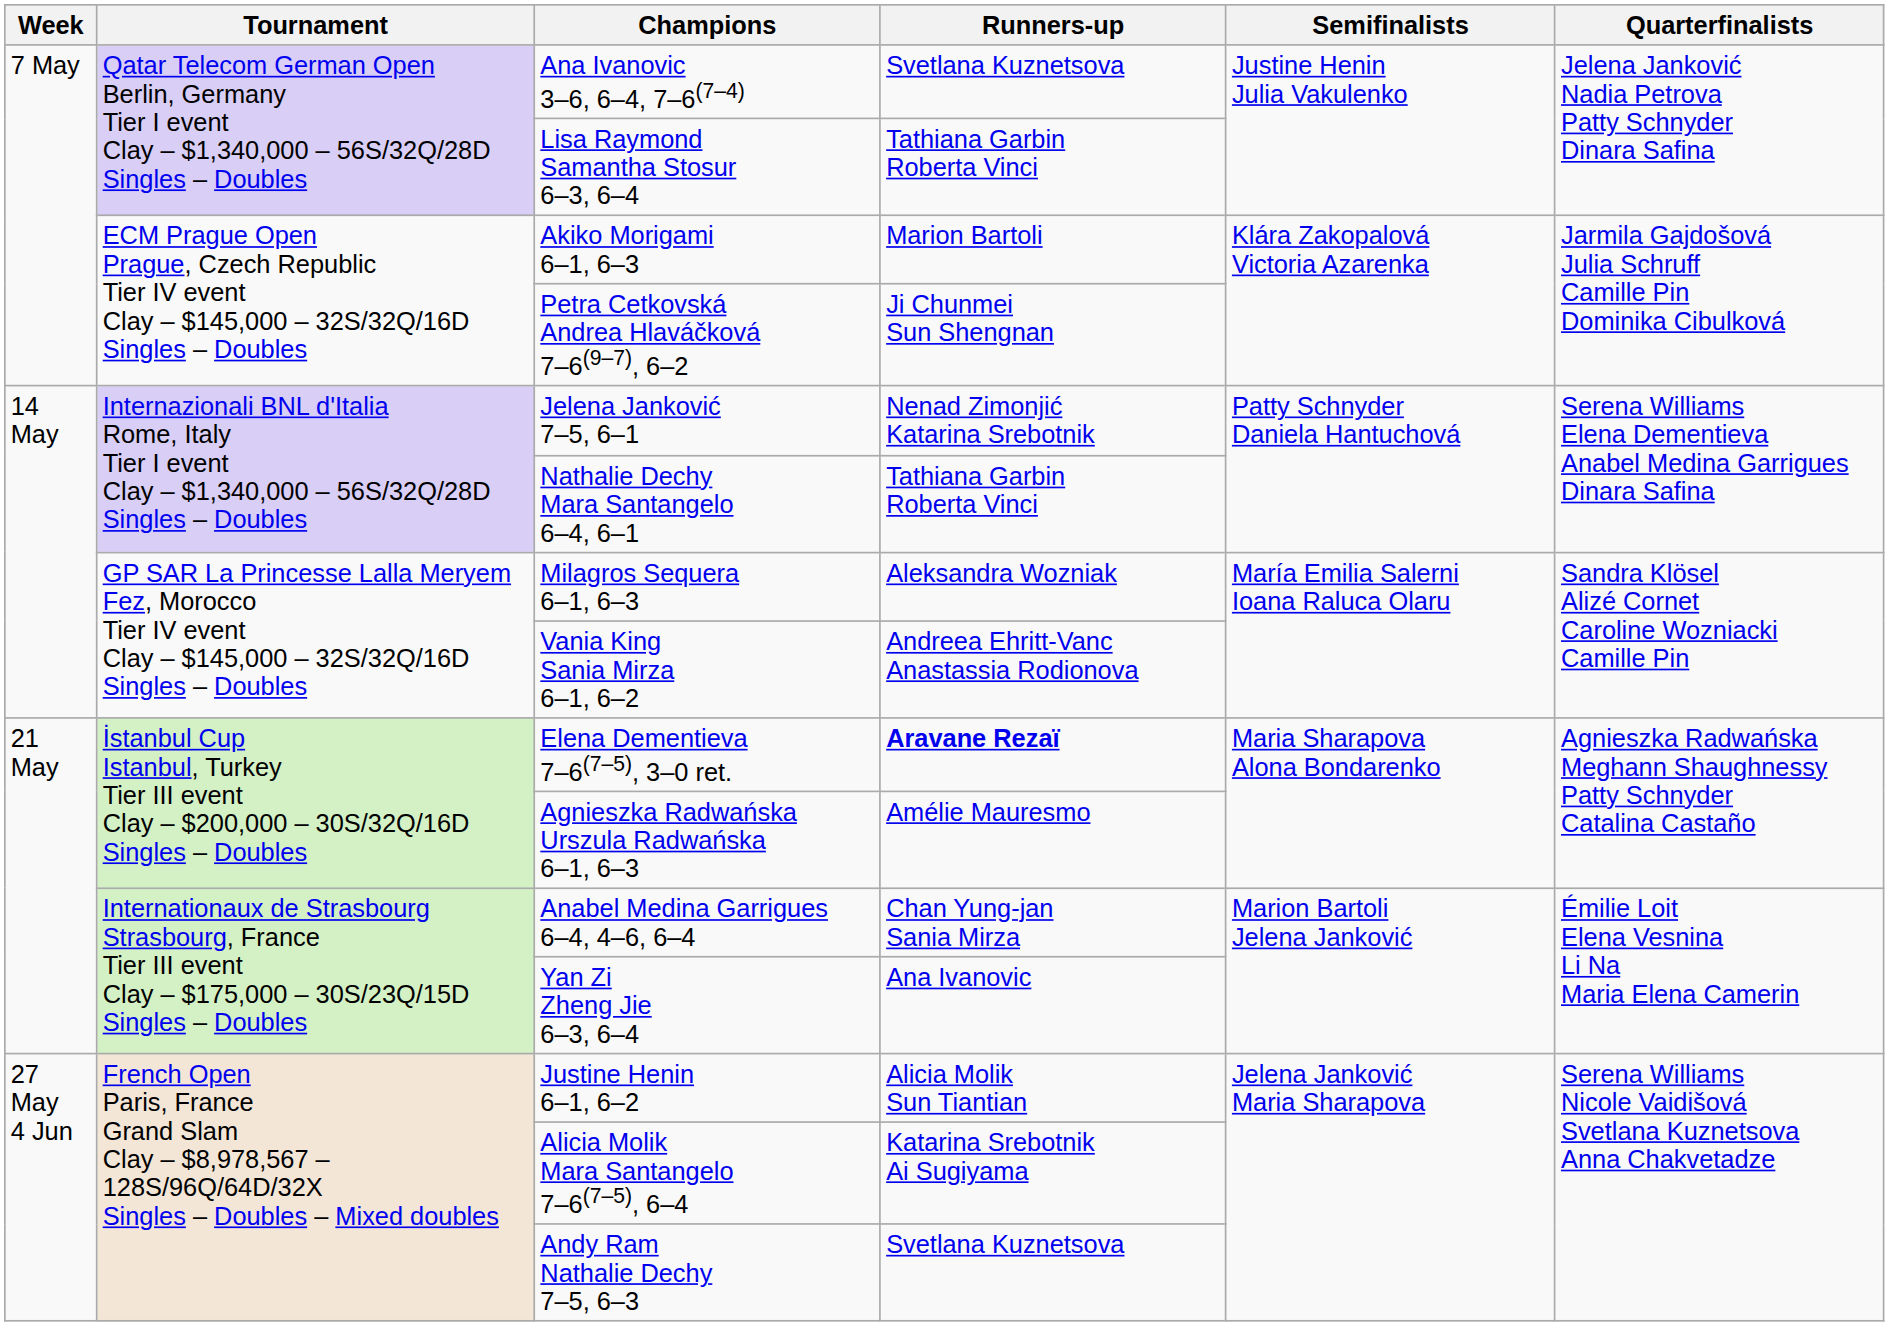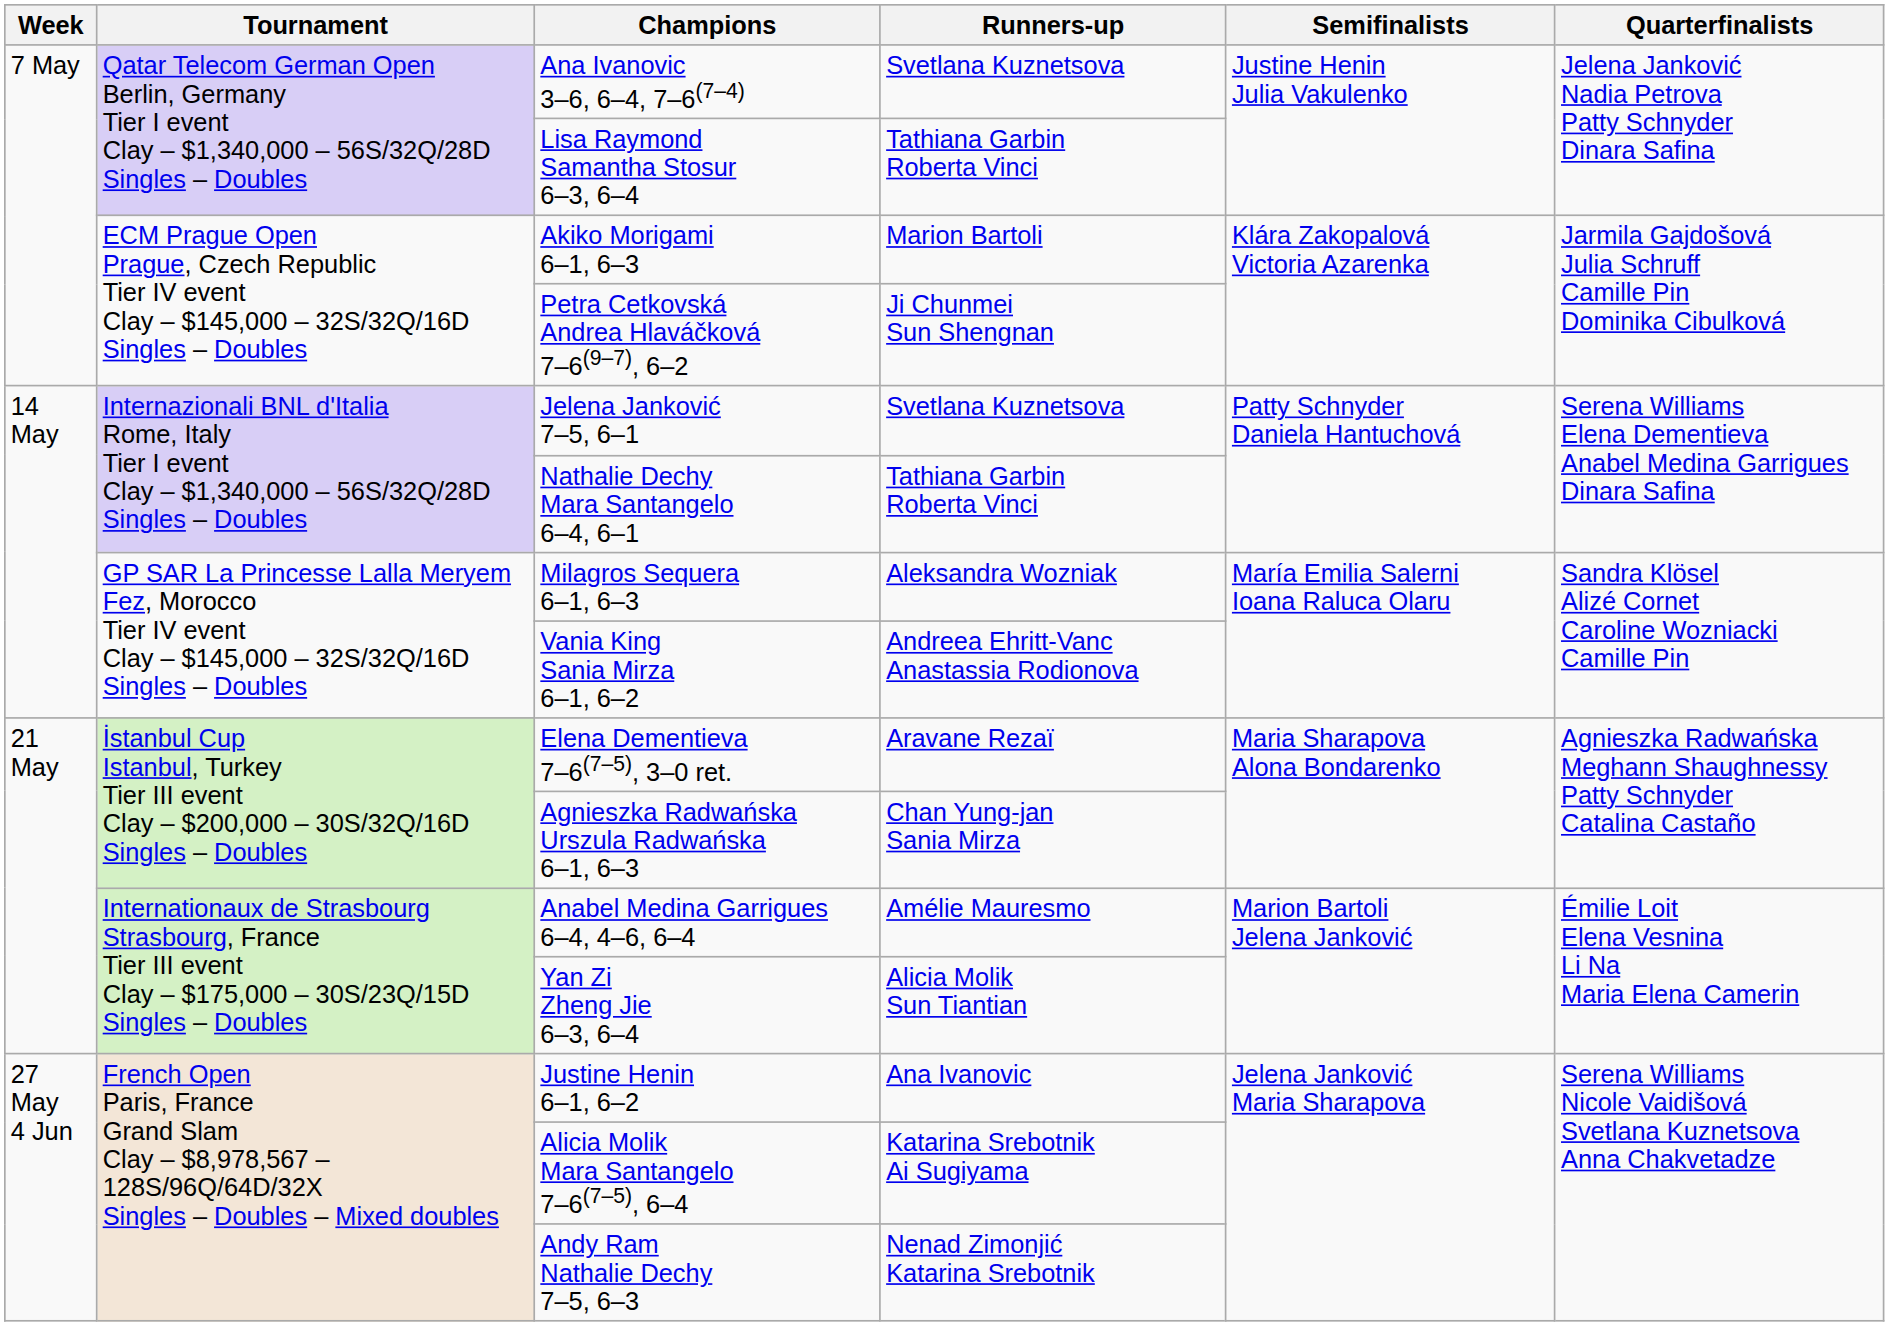(990, 421) Nenad Zimonjić Katarina Srebotnik -> (1005, 407) Svetlana Kuznetsova
(973, 738) bold -> (970, 738) normal
(988, 811) Amélie Mauresmo -> (970, 826) Chan Yung-jan Sania Mirza
(970, 923) Chan Yung-jan Sania Mirza -> (988, 908) Amélie Mauresmo
(959, 977) Ana Ivanovic -> (957, 991) Alicia Molik Sun Tiantian
(957, 1088) Alicia Molik Sun Tiantian -> (959, 1074) Ana Ivanovic
(1005, 1245) Svetlana Kuznetsova -> (990, 1259) Nenad Zimonjić Katarina Srebotnik
